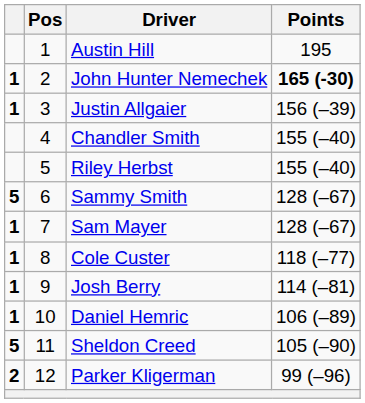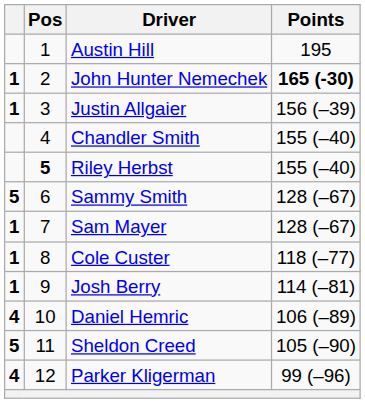(45, 168) normal -> (45, 168) bold
(14, 316) 1 -> (14, 316) 4
(14, 375) 2 -> (14, 375) 4
